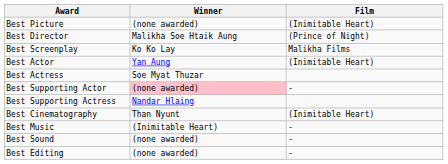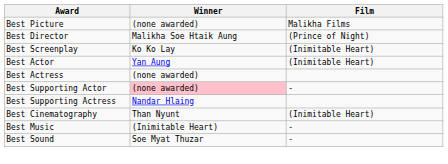(331, 24) (Inimitable Heart) -> (319, 24) Malikha Films
(319, 50) Malikha Films -> (331, 50) (Inimitable Heart)
(168, 75) Soe Myat Thuzar -> (165, 75) (none awarded)
(165, 140) (none awarded) -> (168, 140) Soe Myat Thuzar
- row: (35, 153)
